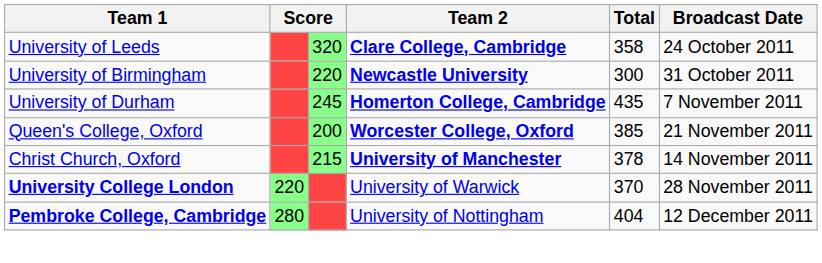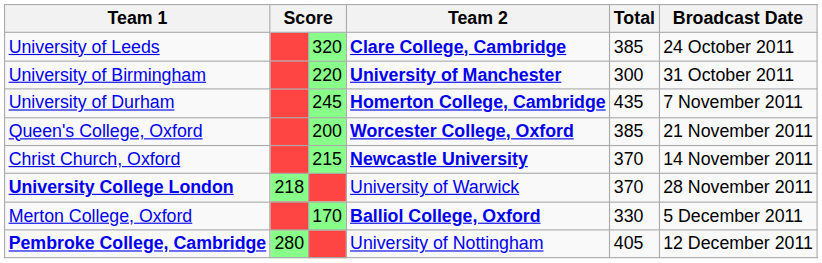(629, 46) 358 -> (629, 46) 385
(439, 74) Newcastle University -> (456, 74) University of Manchester
(456, 159) University of Manchester -> (439, 159) Newcastle University
(629, 159) 378 -> (629, 159) 370
(289, 187) 220 -> (289, 187) 218
+ row: (100, 215)
(629, 215) 404 -> (629, 243) 405
